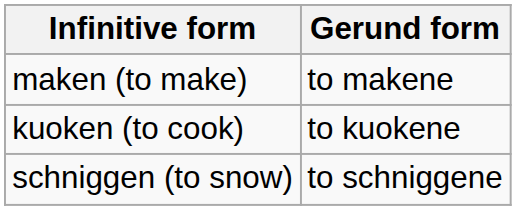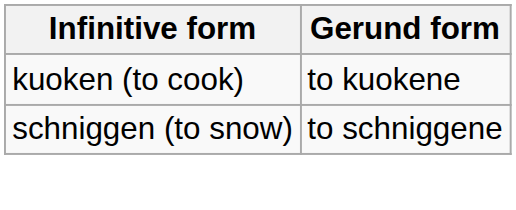- row: (130, 79)
